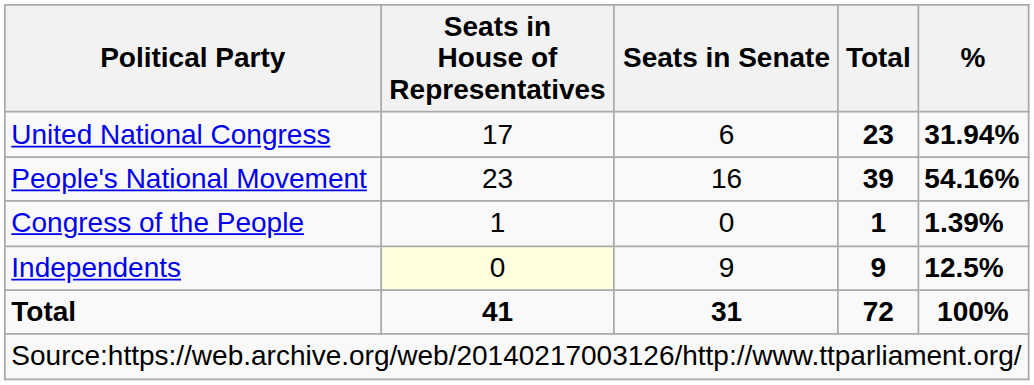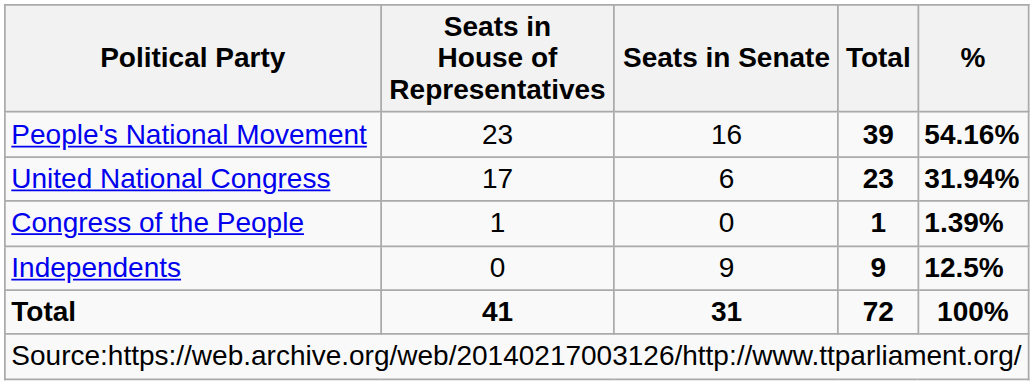rows swapped: (189, 178) <-> (171, 134)
(498, 267) lightyellow background -> (498, 267) no background
